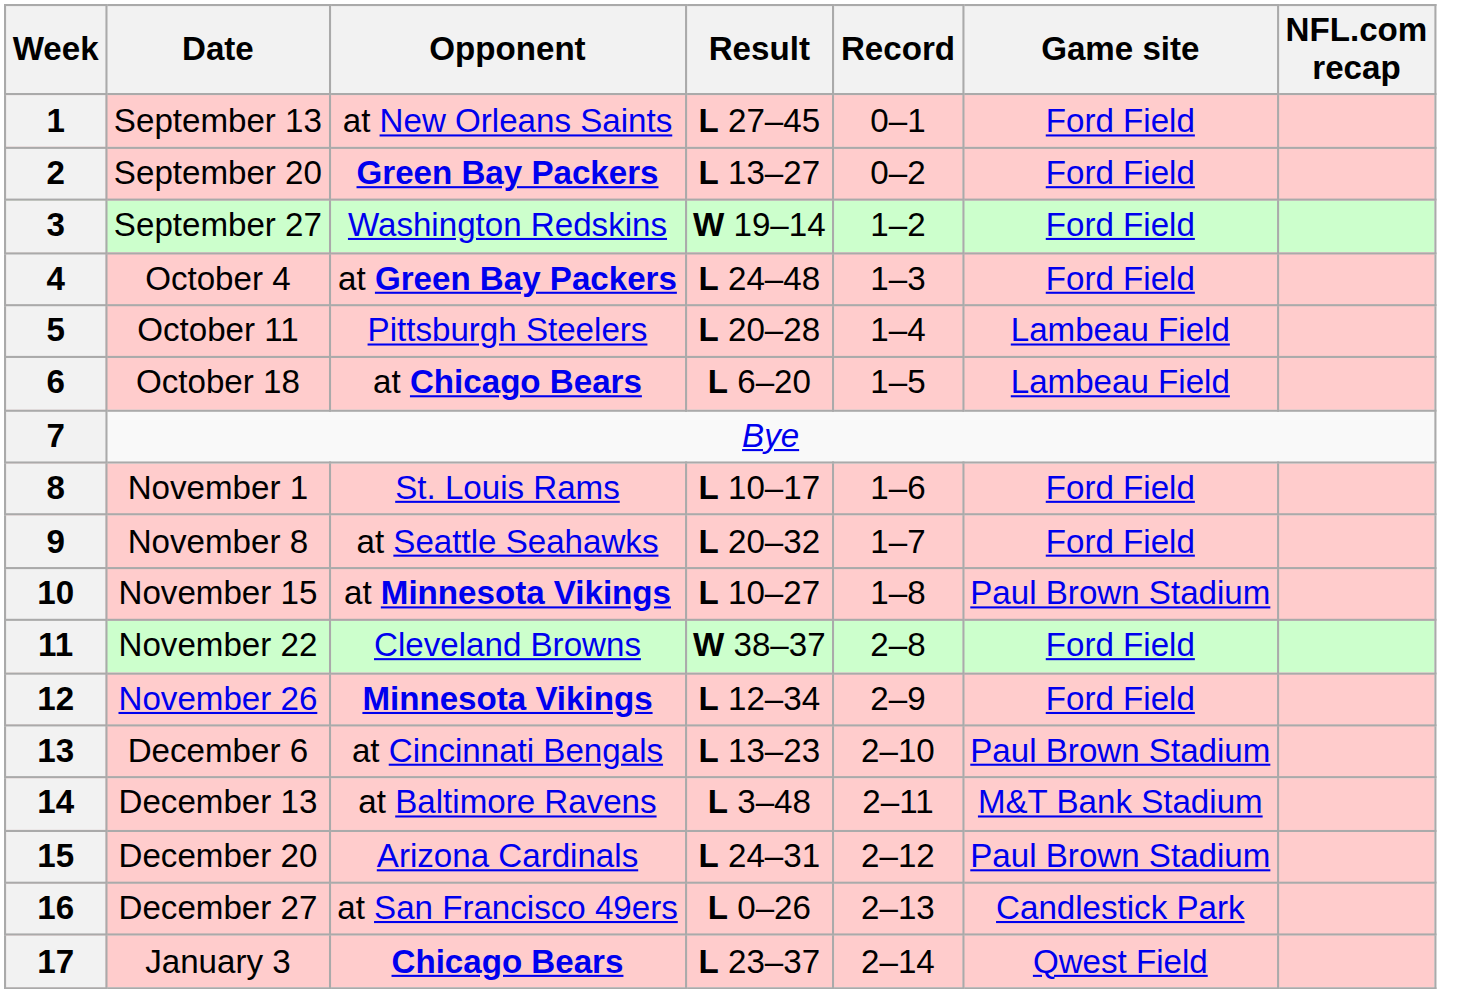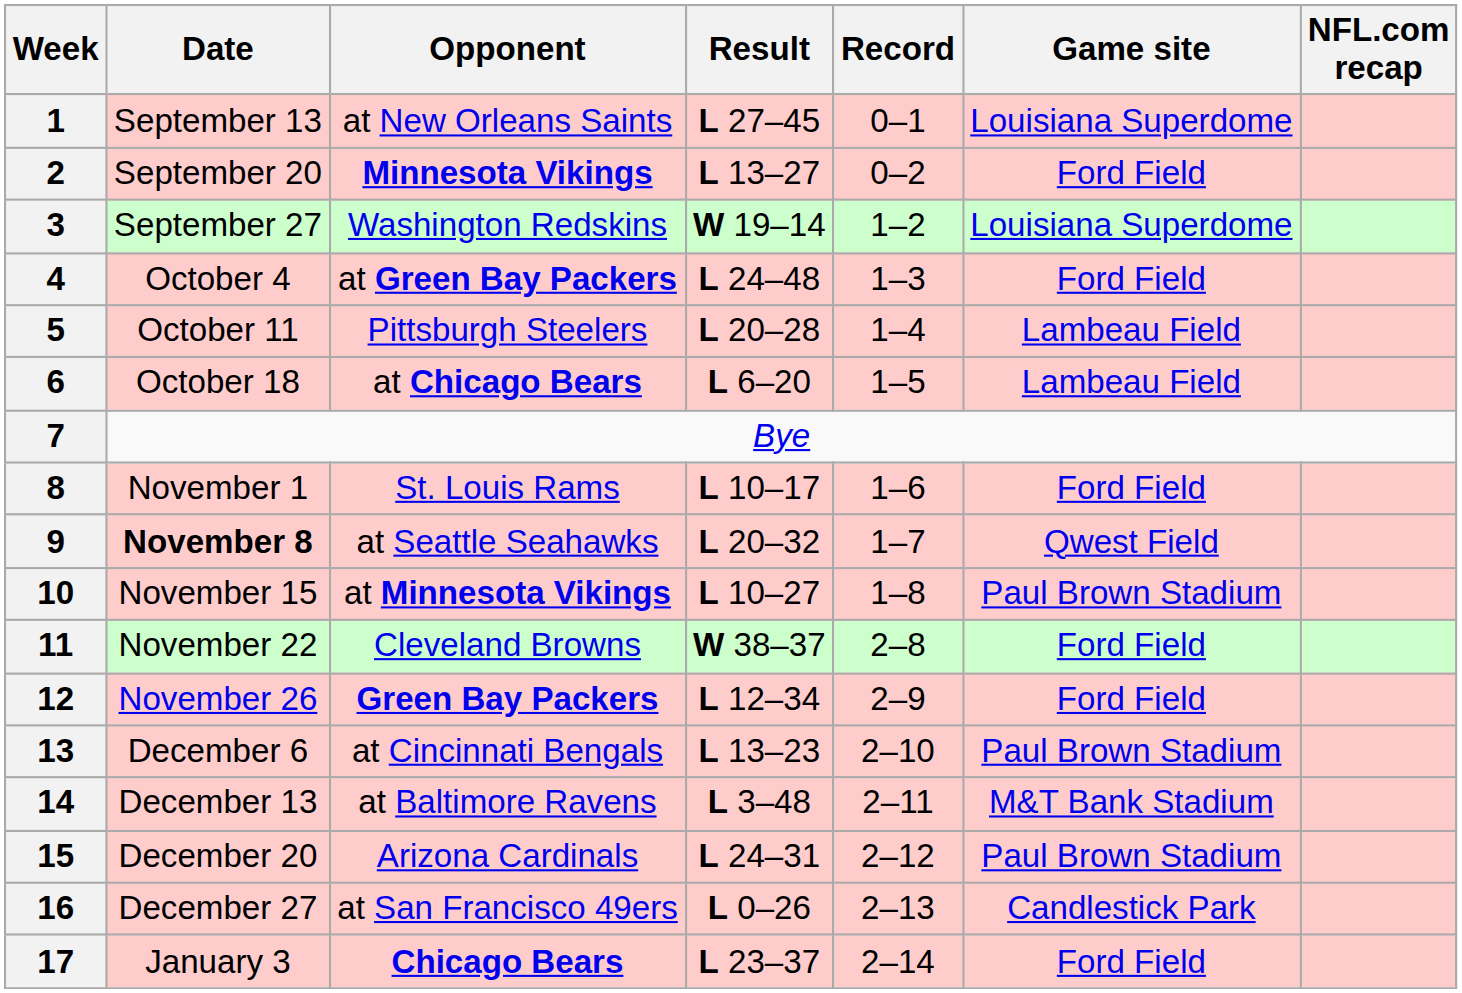(1120, 120) Ford Field -> (1131, 120) Louisiana Superdome
(507, 173) Green Bay Packers -> (507, 173) Minnesota Vikings
(1120, 225) Ford Field -> (1131, 225) Louisiana Superdome
(218, 540) normal -> (218, 540) bold
(1120, 540) Ford Field -> (1131, 540) Qwest Field
(507, 698) Minnesota Vikings -> (507, 698) Green Bay Packers
(1120, 960) Qwest Field -> (1131, 960) Ford Field
